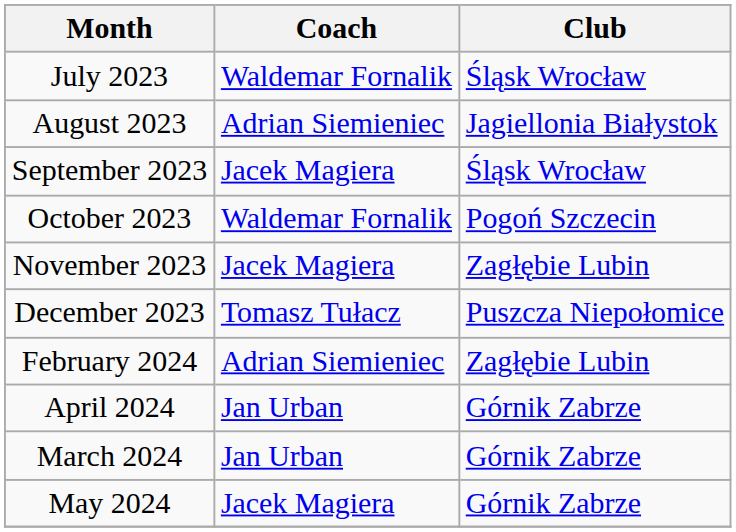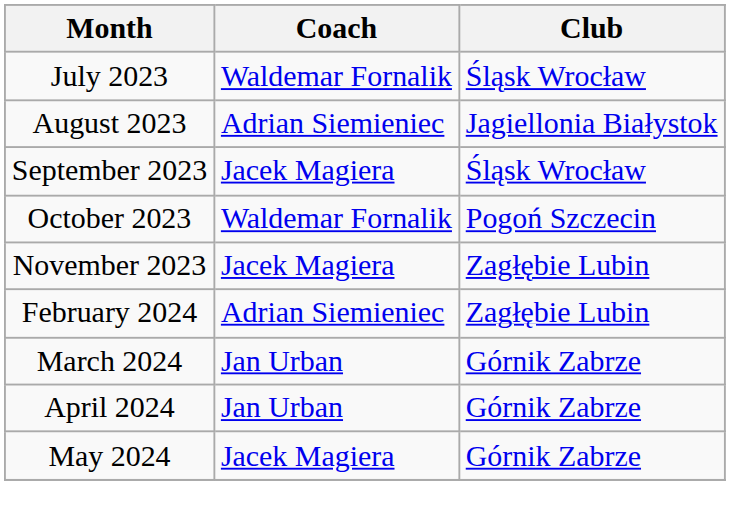- row: (109, 312)
rows swapped: (109, 455) <-> (109, 407)
